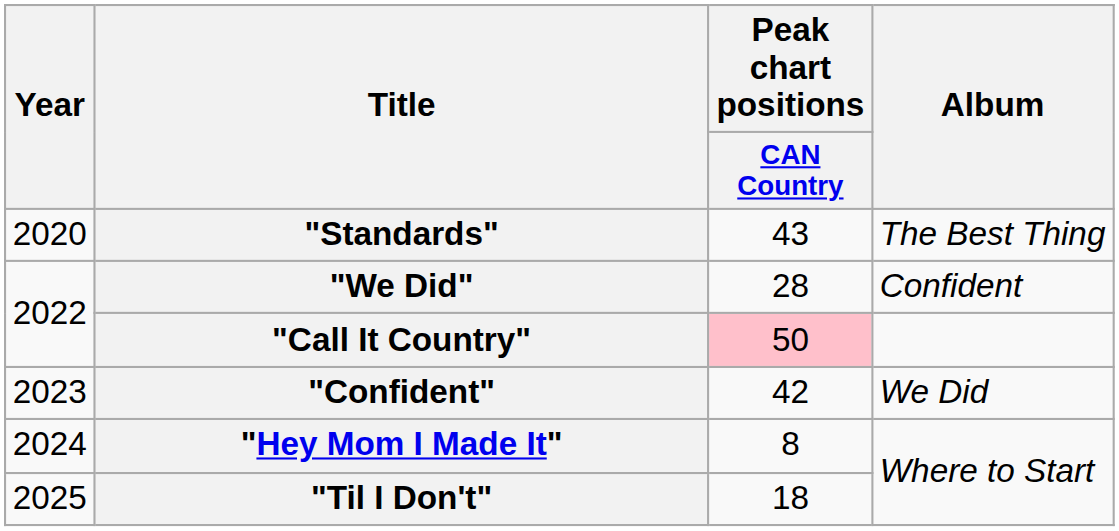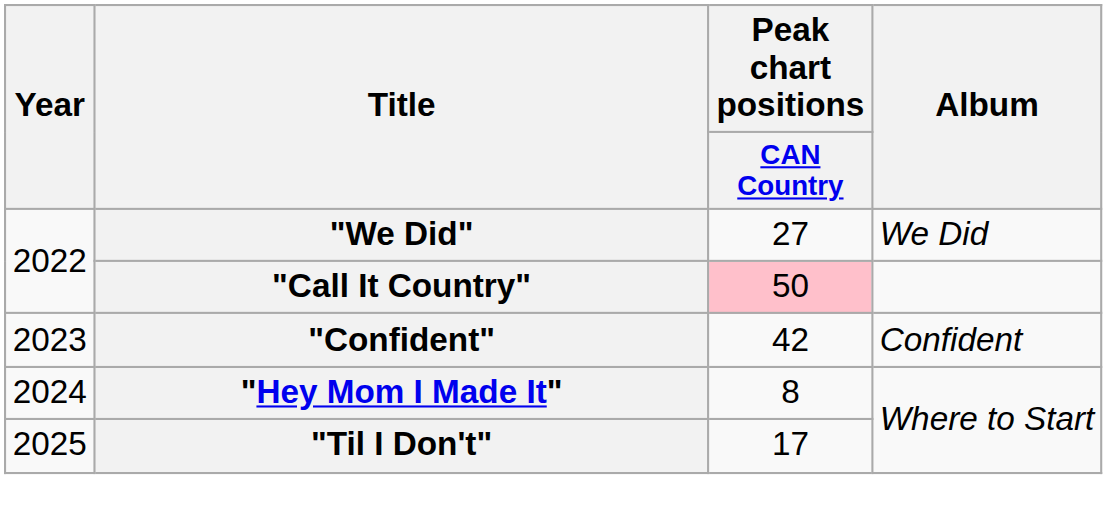- row: (402, 234)
(790, 286) 28 -> (790, 234) 27
(951, 286) Confident -> (934, 234) We Did
(934, 392) We Did -> (951, 339) Confident
(790, 497) 18 -> (790, 445) 17
